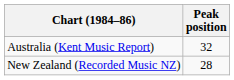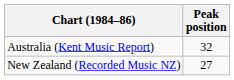(206, 65) 28 -> (206, 65) 27
